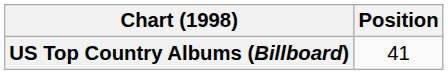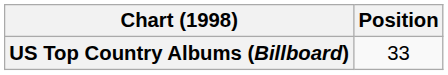(399, 52) 41 -> (399, 52) 33
